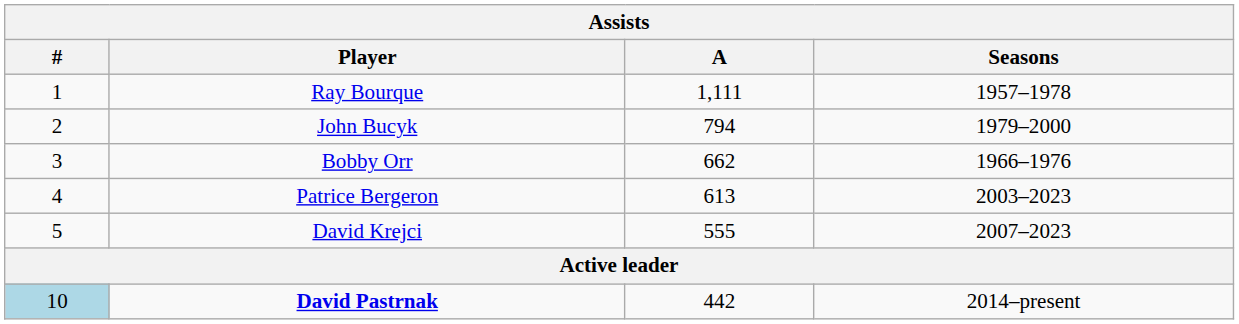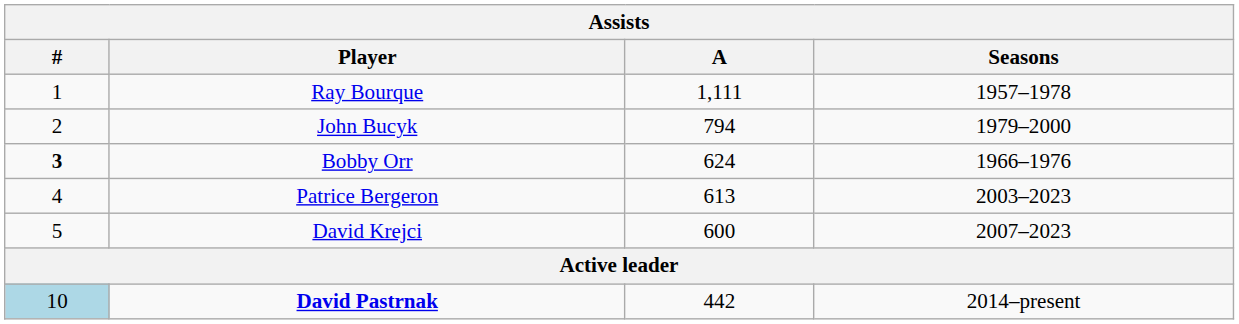(57, 161) normal -> (57, 161) bold
(719, 161) 662 -> (719, 161) 624
(719, 231) 555 -> (719, 231) 600
